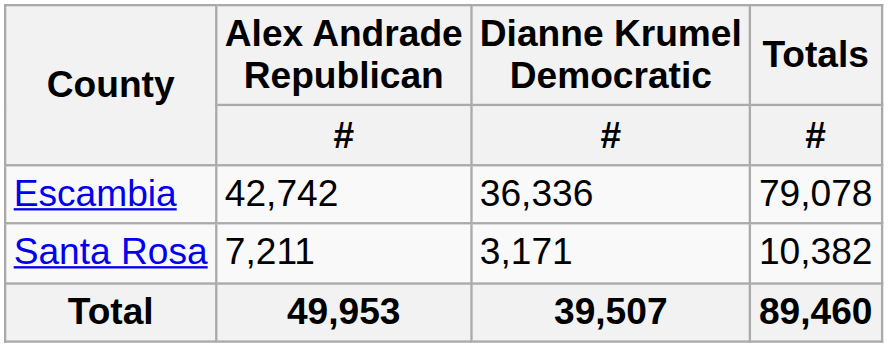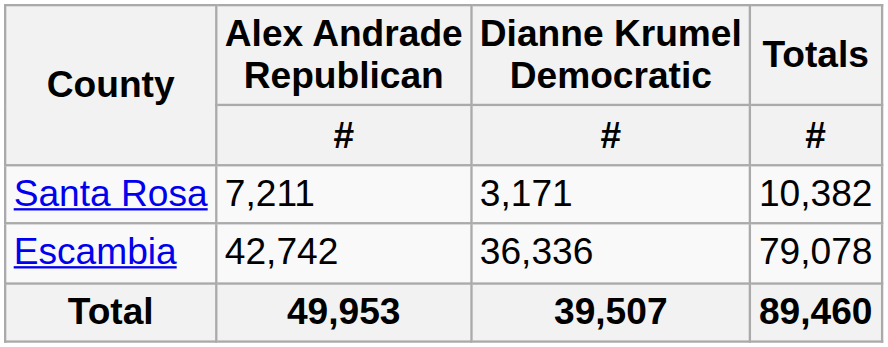rows swapped: (95, 193) <-> (111, 252)
